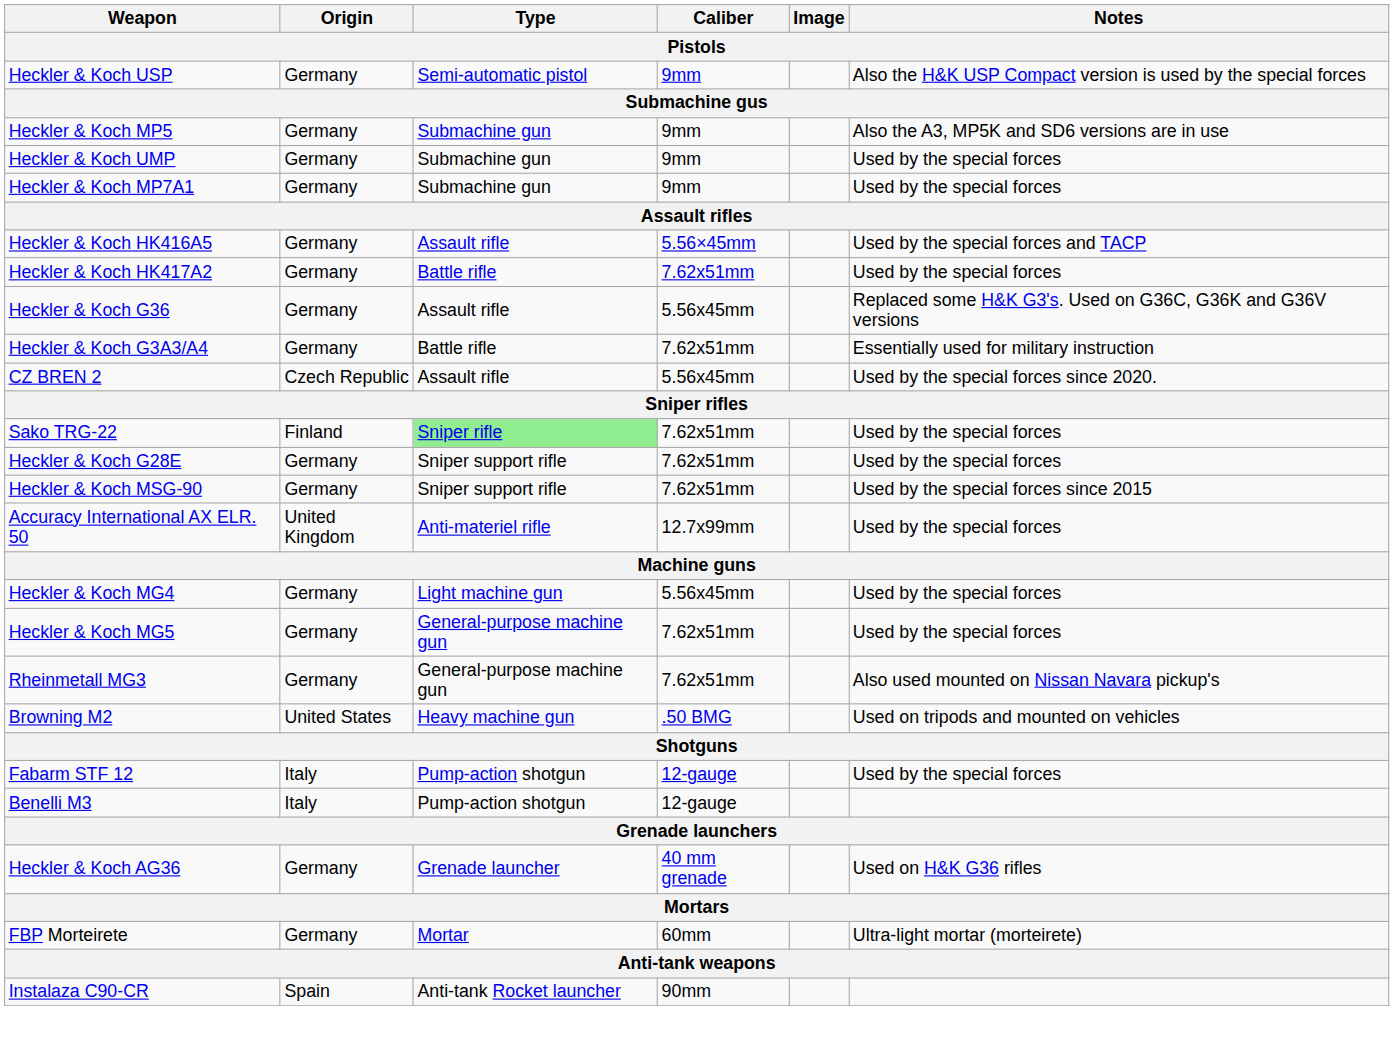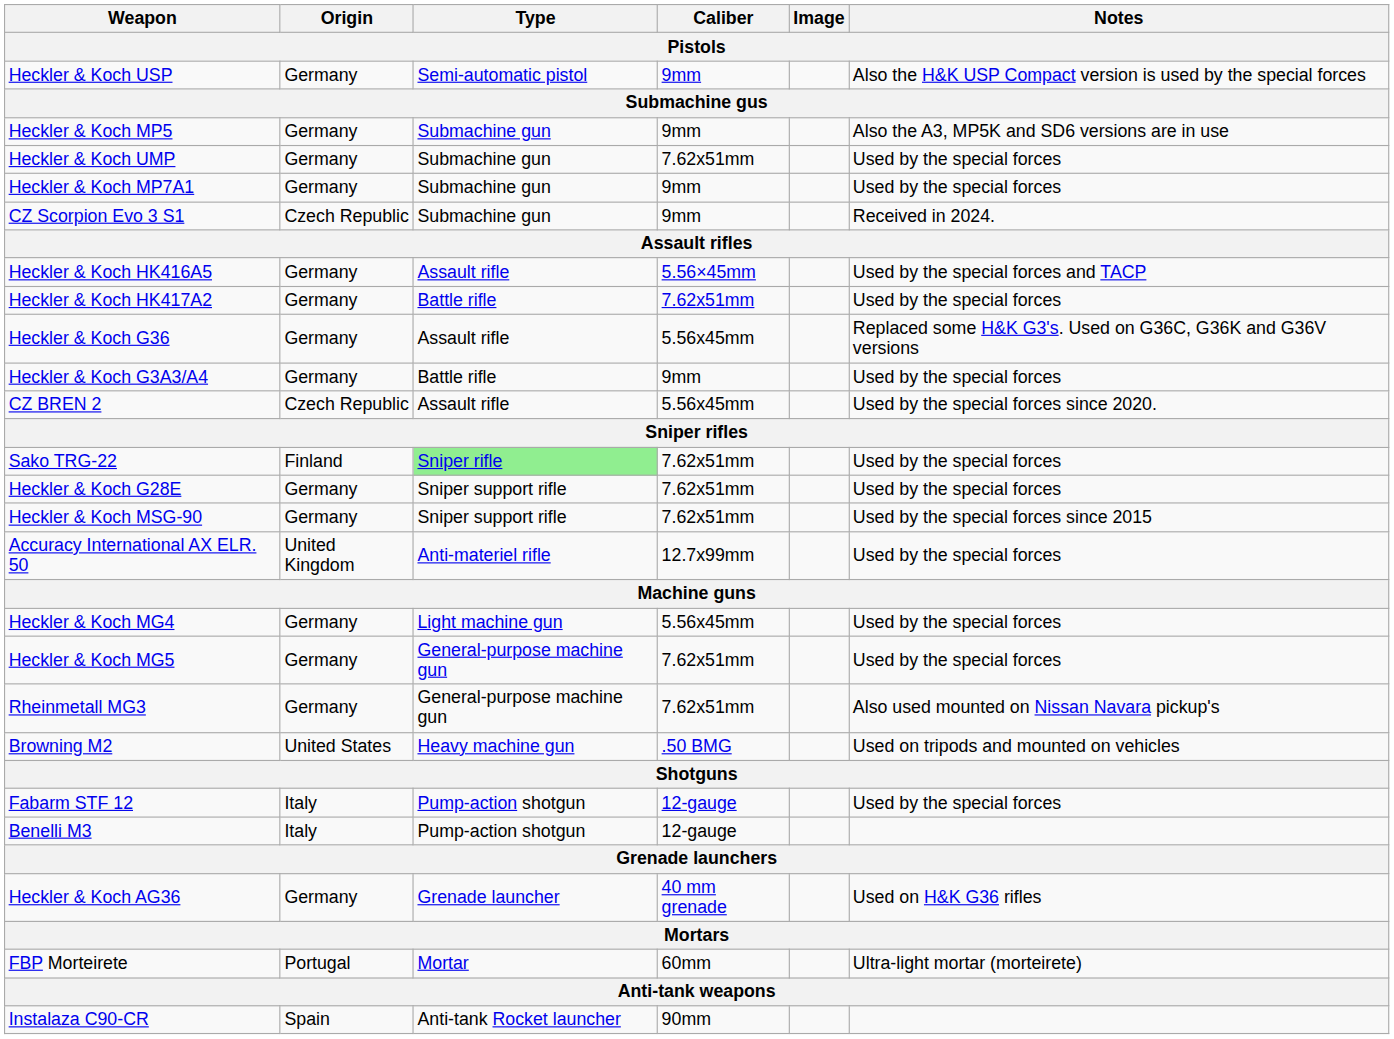(681, 159) 9mm -> (708, 159) 7.62x51mm
+ row: (97, 215)
(708, 348) 7.62x51mm -> (681, 376) 9mm
(1003, 348) Essentially used for military instruction -> (957, 376) Used by the special forces
(321, 935) Germany -> (317, 963) Portugal
